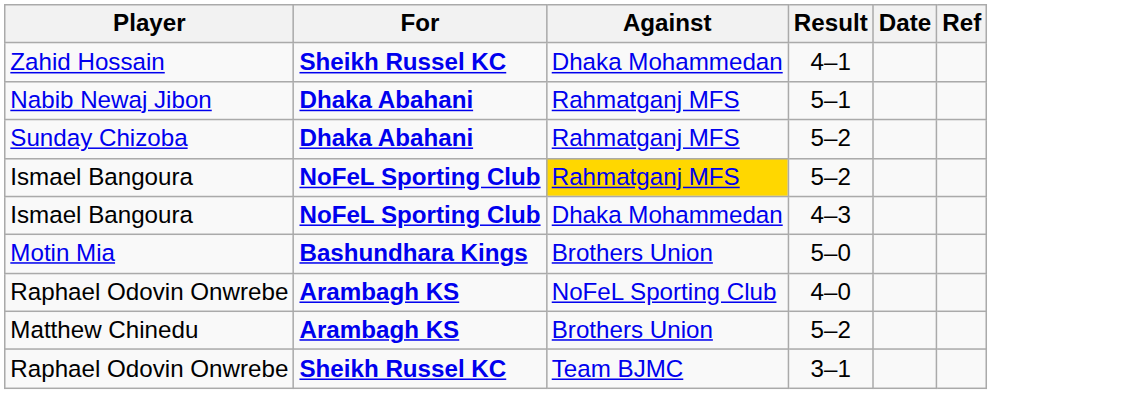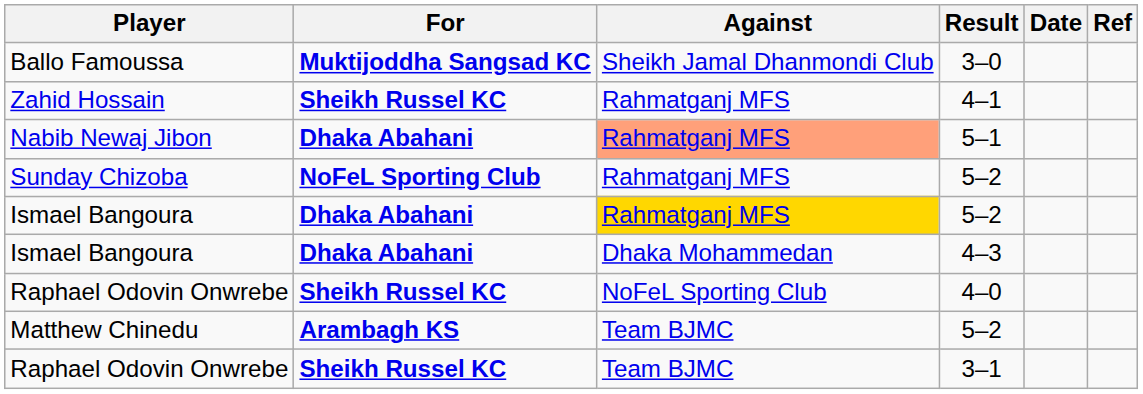+ row: (97, 61)
(667, 61) Dhaka Mohammedan -> (696, 100) Rahmatganj MFS
(646, 100) no background -> (696, 138) lightsalmon background
(386, 138) Dhaka Abahani -> (420, 176) NoFeL Sporting Club
(420, 176) NoFeL Sporting Club -> (386, 215) Dhaka Abahani
(420, 215) NoFeL Sporting Club -> (386, 253) Dhaka Abahani
- row: (63, 253)
(379, 291) Arambagh KS -> (403, 291) Sheikh Russel KC
(632, 330) Brothers Union -> (668, 330) Team BJMC
